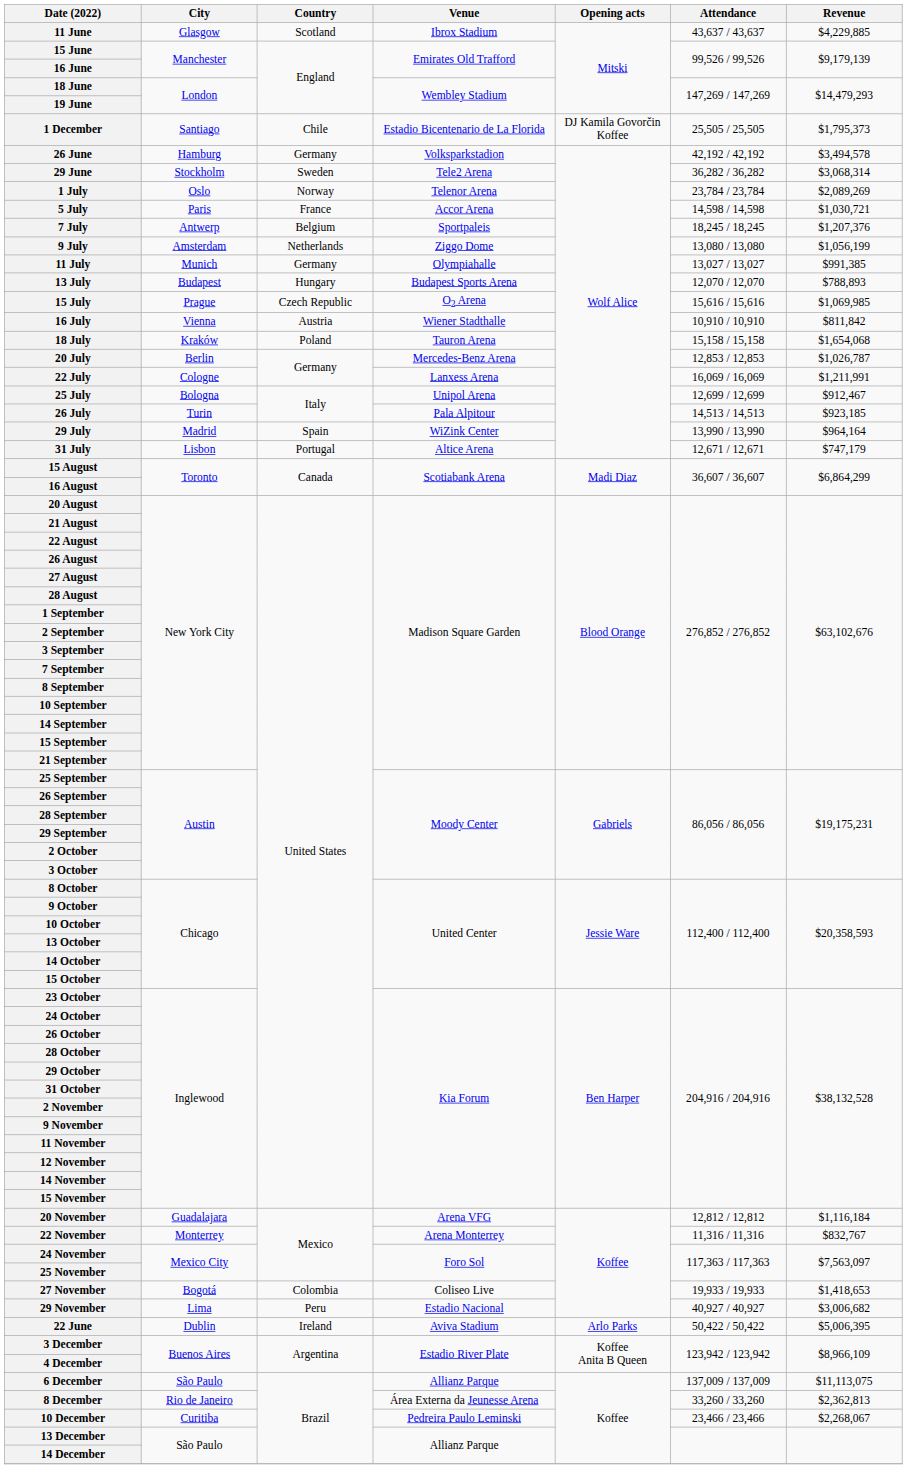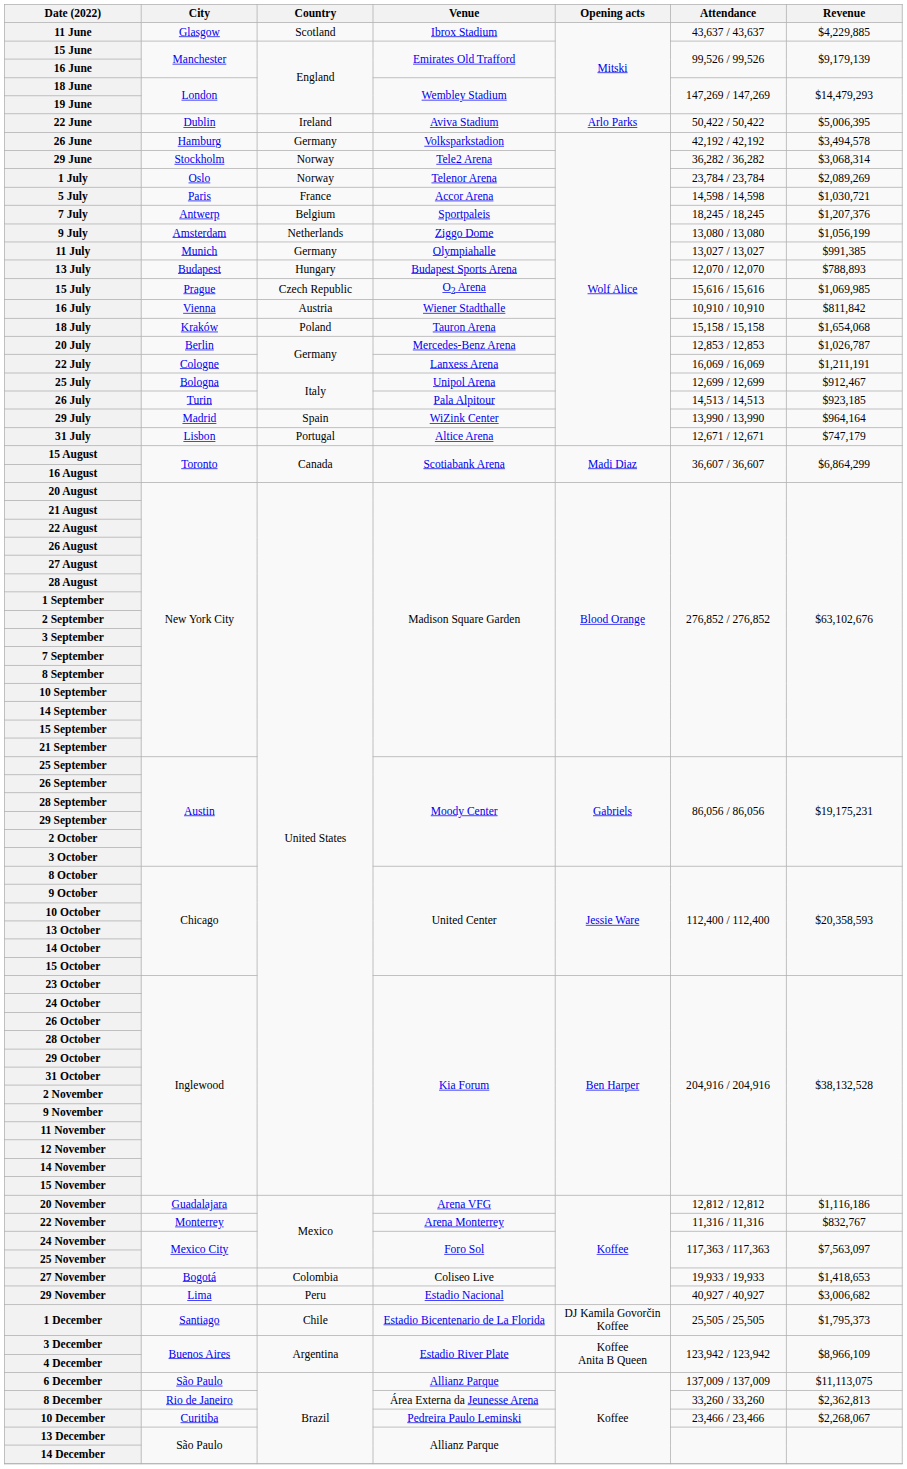rows swapped: (73, 1326) <-> (73, 129)
(315, 172) Sweden -> (315, 159) Norway
(844, 376) $1,211,991 -> (844, 363) $1,211,191
(844, 1217) $1,116,184 -> (844, 1204) $1,116,186
